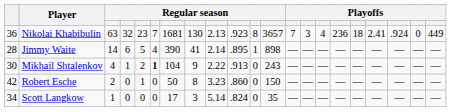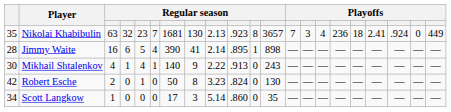(12, 33) 36 -> (12, 33) 35
(113, 49) 14 -> (113, 49) 16
(142, 66) 2 -> (142, 66) 4
(155, 66) bold -> (155, 66) normal
(172, 66) 104 -> (172, 66) 140
(239, 82) .860 -> (239, 82) .824
(273, 82) 150 -> (273, 82) 130
(239, 98) .824 -> (239, 98) .860
